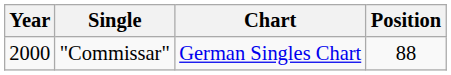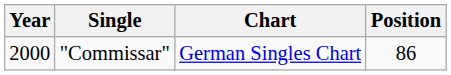(406, 53) 88 -> (406, 53) 86
